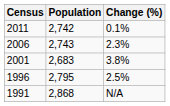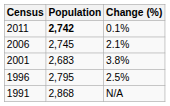(61, 28) normal -> (61, 28) bold
(61, 45) 2,743 -> (61, 45) 2,745
(118, 45) 2.3% -> (118, 45) 2.1%
